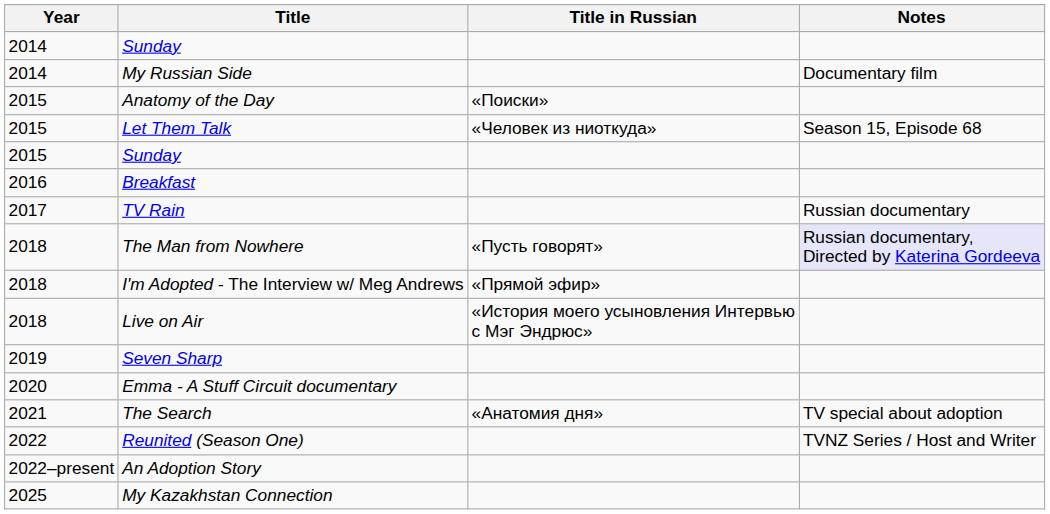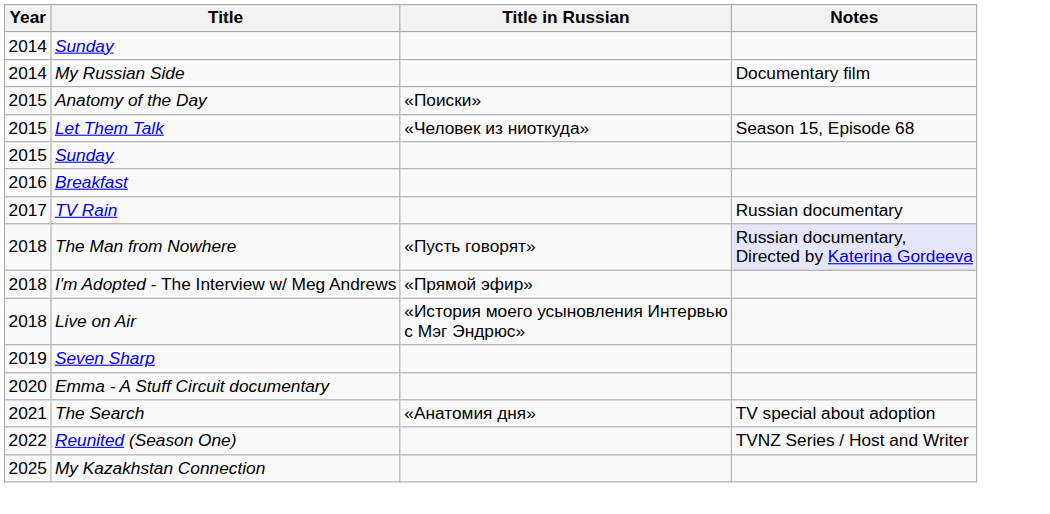- row: (61, 468)
